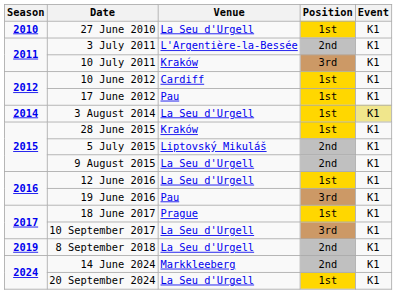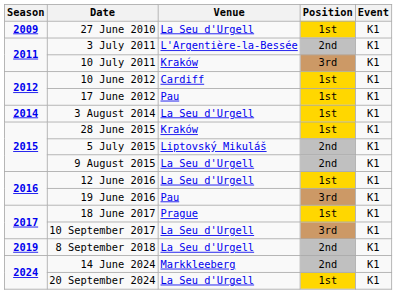(26, 30) 2010 -> (26, 30) 2009
(373, 114) khaki background -> (373, 114) no background
